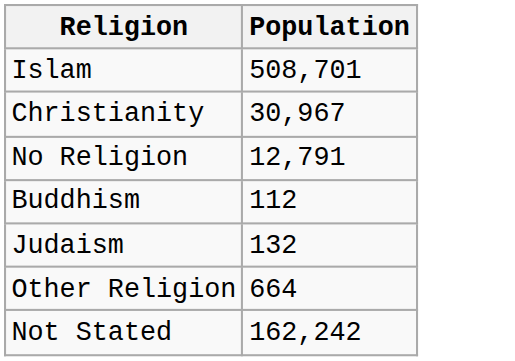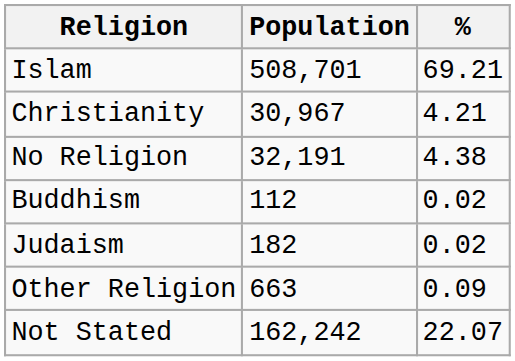+ column: (463, 27)
(297, 158) 12,791 -> (297, 158) 32,191
(273, 245) 132 -> (273, 245) 182
(273, 289) 664 -> (273, 289) 663
